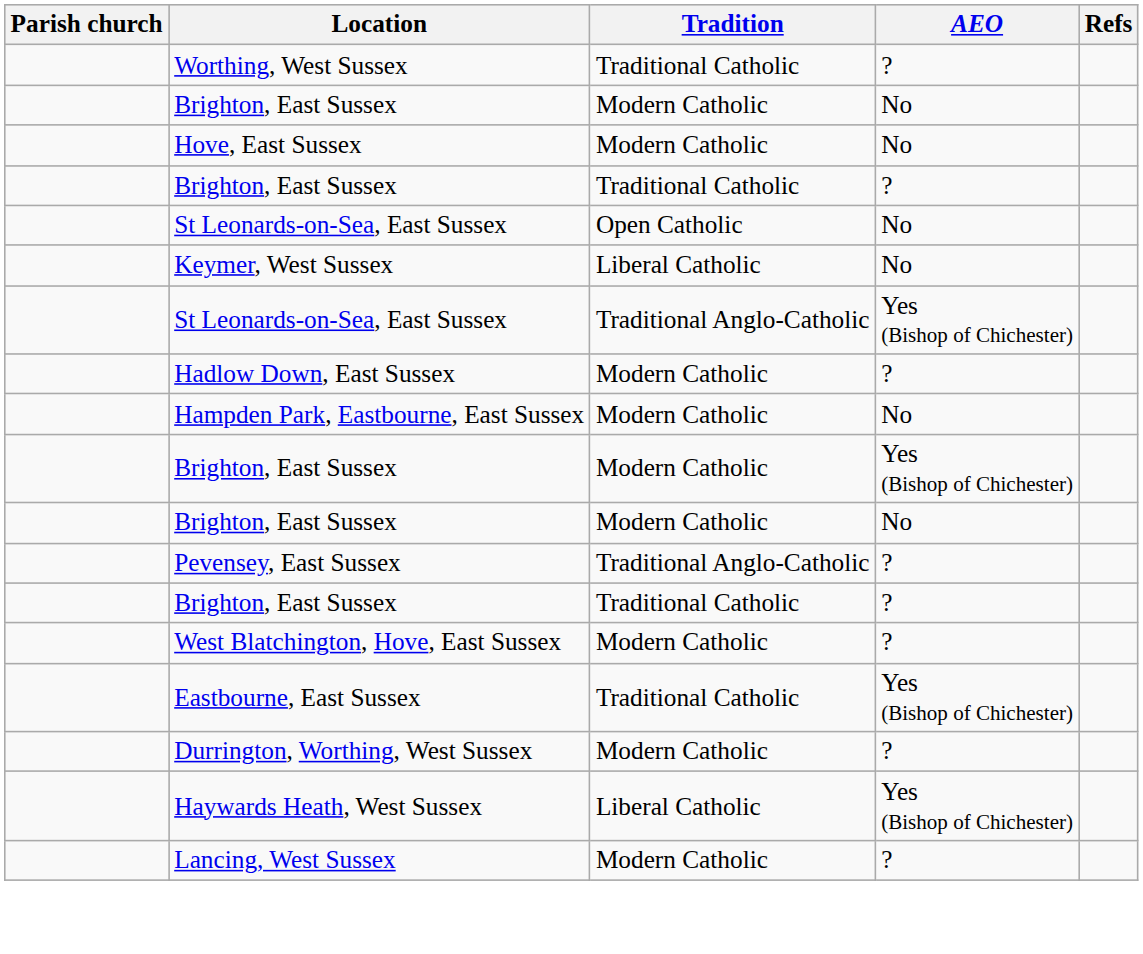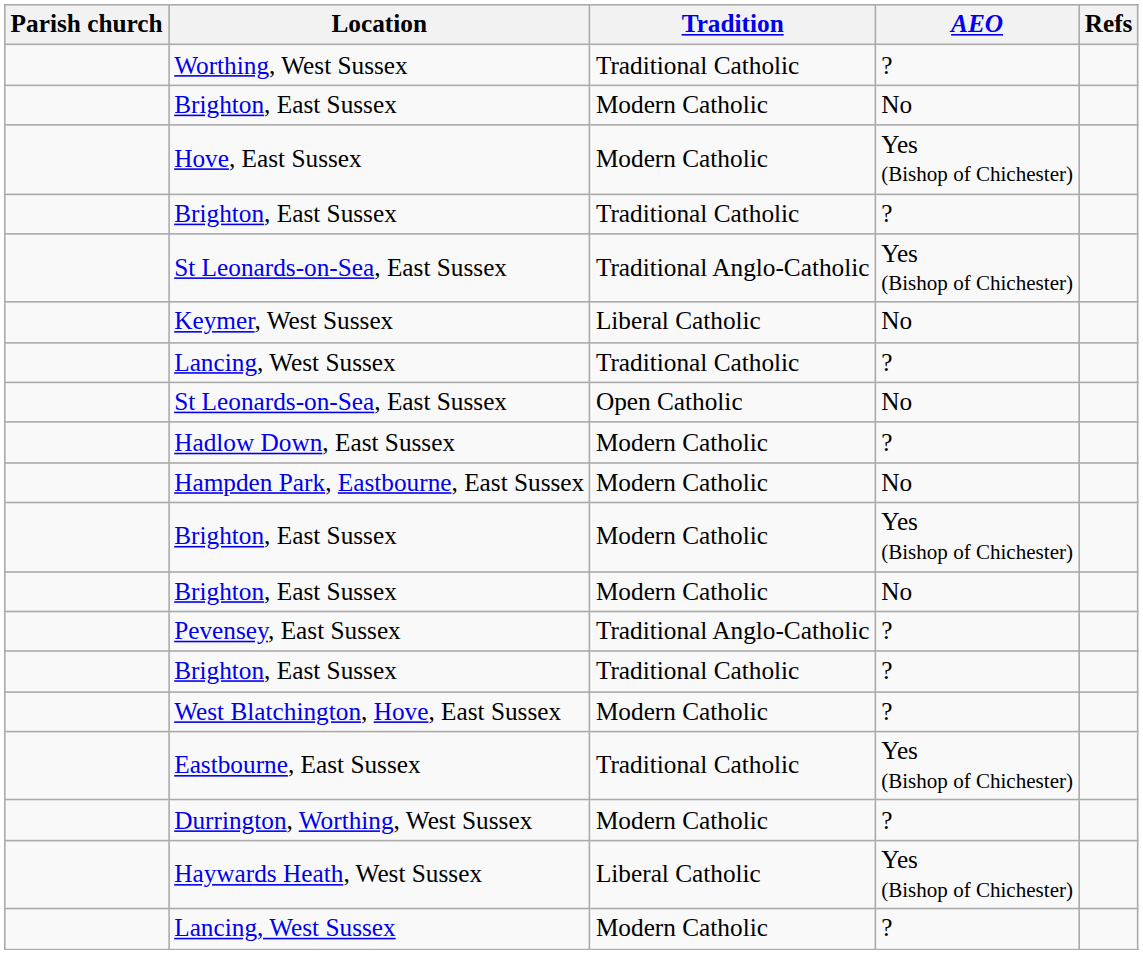(897, 144) No -> (977, 159) Yes (Bishop of Chichester)
rows swapped: (341, 319) <-> (341, 225)
+ row: (285, 362)
